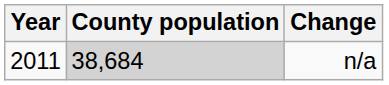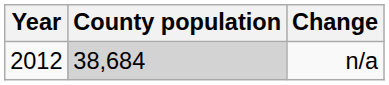(35, 60) 2011 -> (36, 60) 2012
